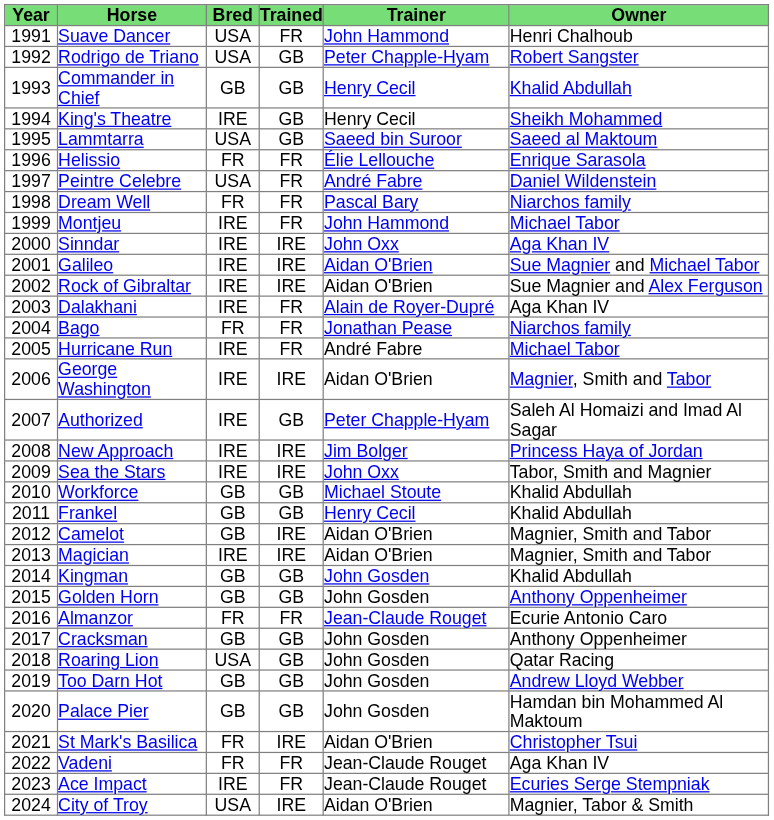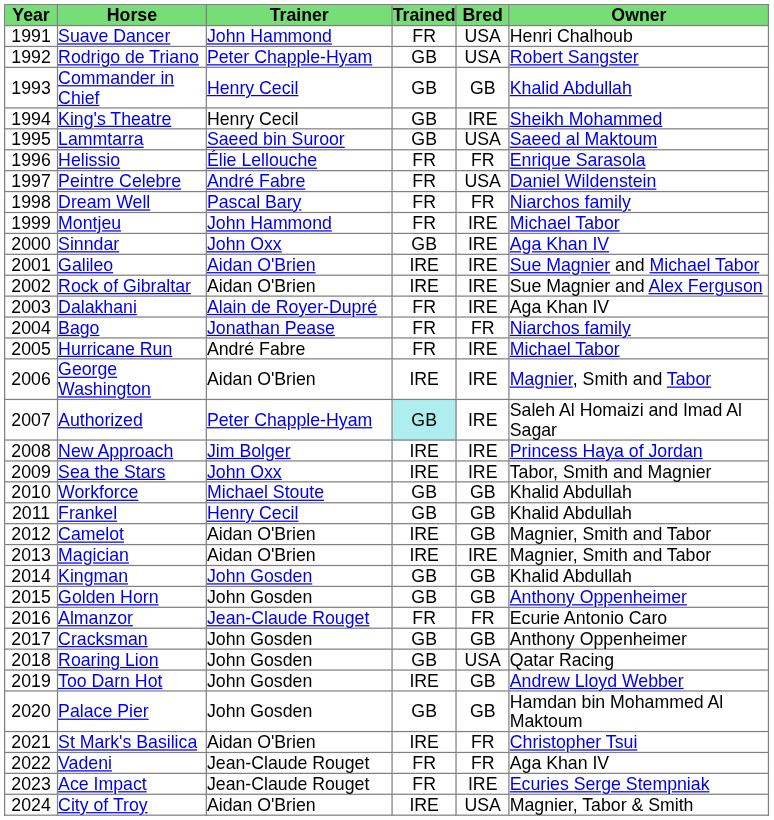columns swapped: (233, 15) <-> (416, 15)
(291, 244) IRE -> (424, 244) GB
(291, 420) no background -> (424, 420) paleturquoise background
(291, 681) GB -> (424, 681) IRE
